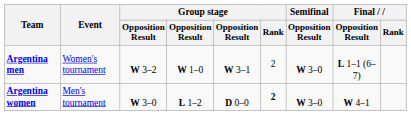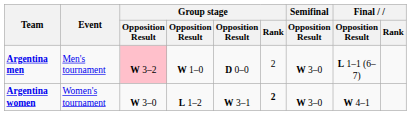(84, 65) Women's tournament -> (84, 65) Men's tournament
(143, 70) no background -> (143, 70) pink background
(237, 70) W 3–1 -> (237, 70) D 0–0
(84, 97) Men's tournament -> (84, 97) Women's tournament
(237, 103) D 0–0 -> (237, 103) W 3–1
